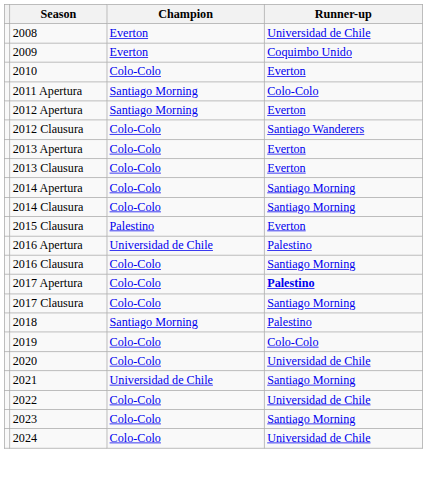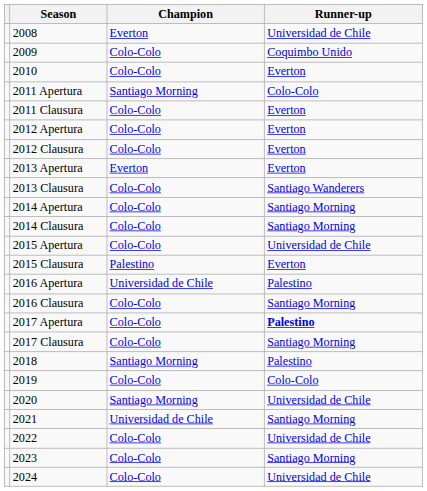(129, 52) Everton -> (135, 52) Colo-Colo
+ row: (48, 110)
(154, 110) Santiago Morning -> (135, 129) Colo-Colo
(316, 129) Santiago Wanderers -> (286, 149) Everton
(135, 149) Colo-Colo -> (129, 168) Everton
(286, 168) Everton -> (316, 187) Santiago Wanderers
+ row: (48, 245)
(135, 361) Colo-Colo -> (154, 399) Santiago Morning
